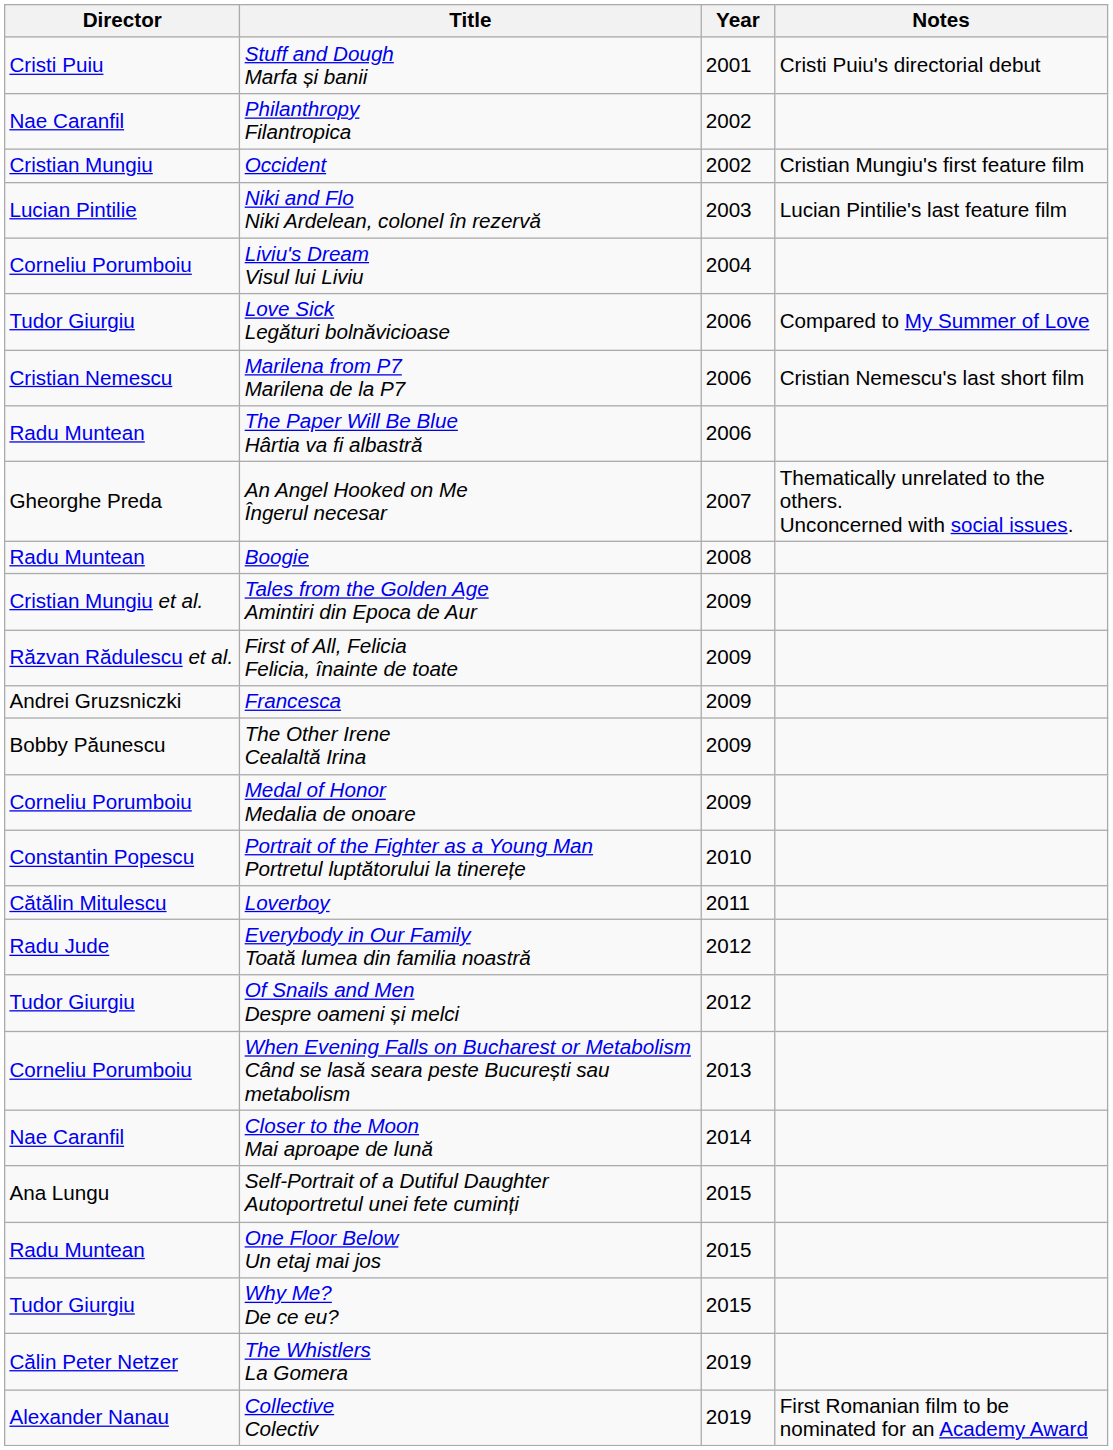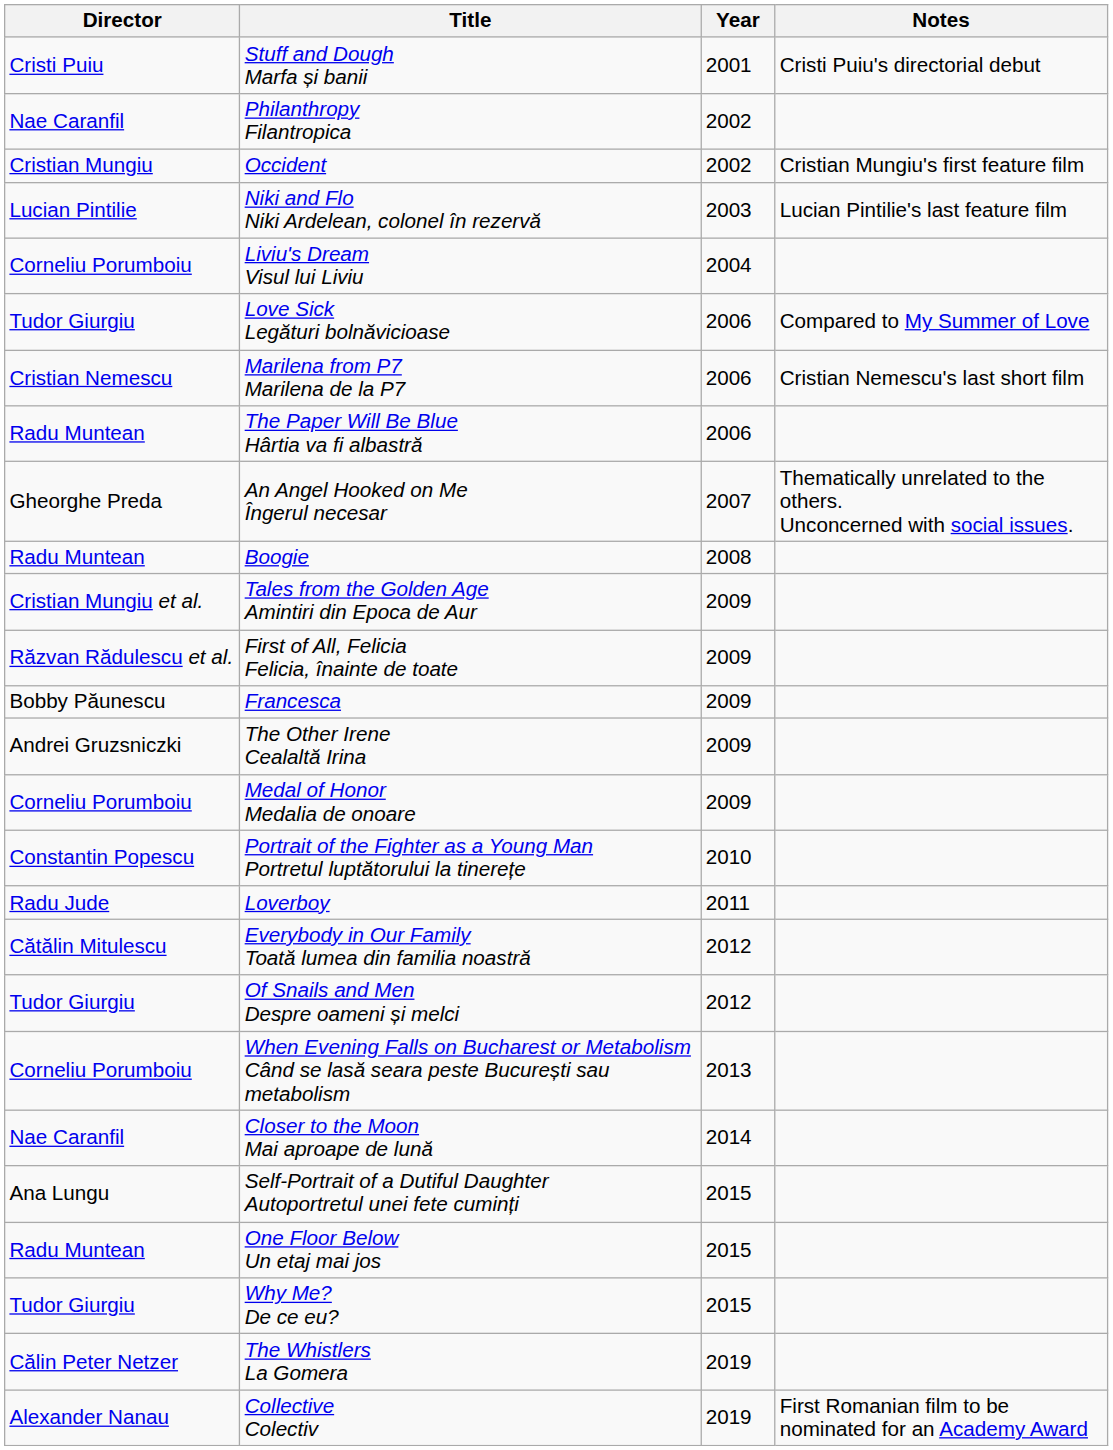(95, 701) Andrei Gruzsniczki -> (87, 701) Bobby Păunescu
(87, 746) Bobby Păunescu -> (95, 746) Andrei Gruzsniczki
(88, 902) Cătălin Mitulescu -> (59, 902) Radu Jude
(59, 946) Radu Jude -> (88, 946) Cătălin Mitulescu
